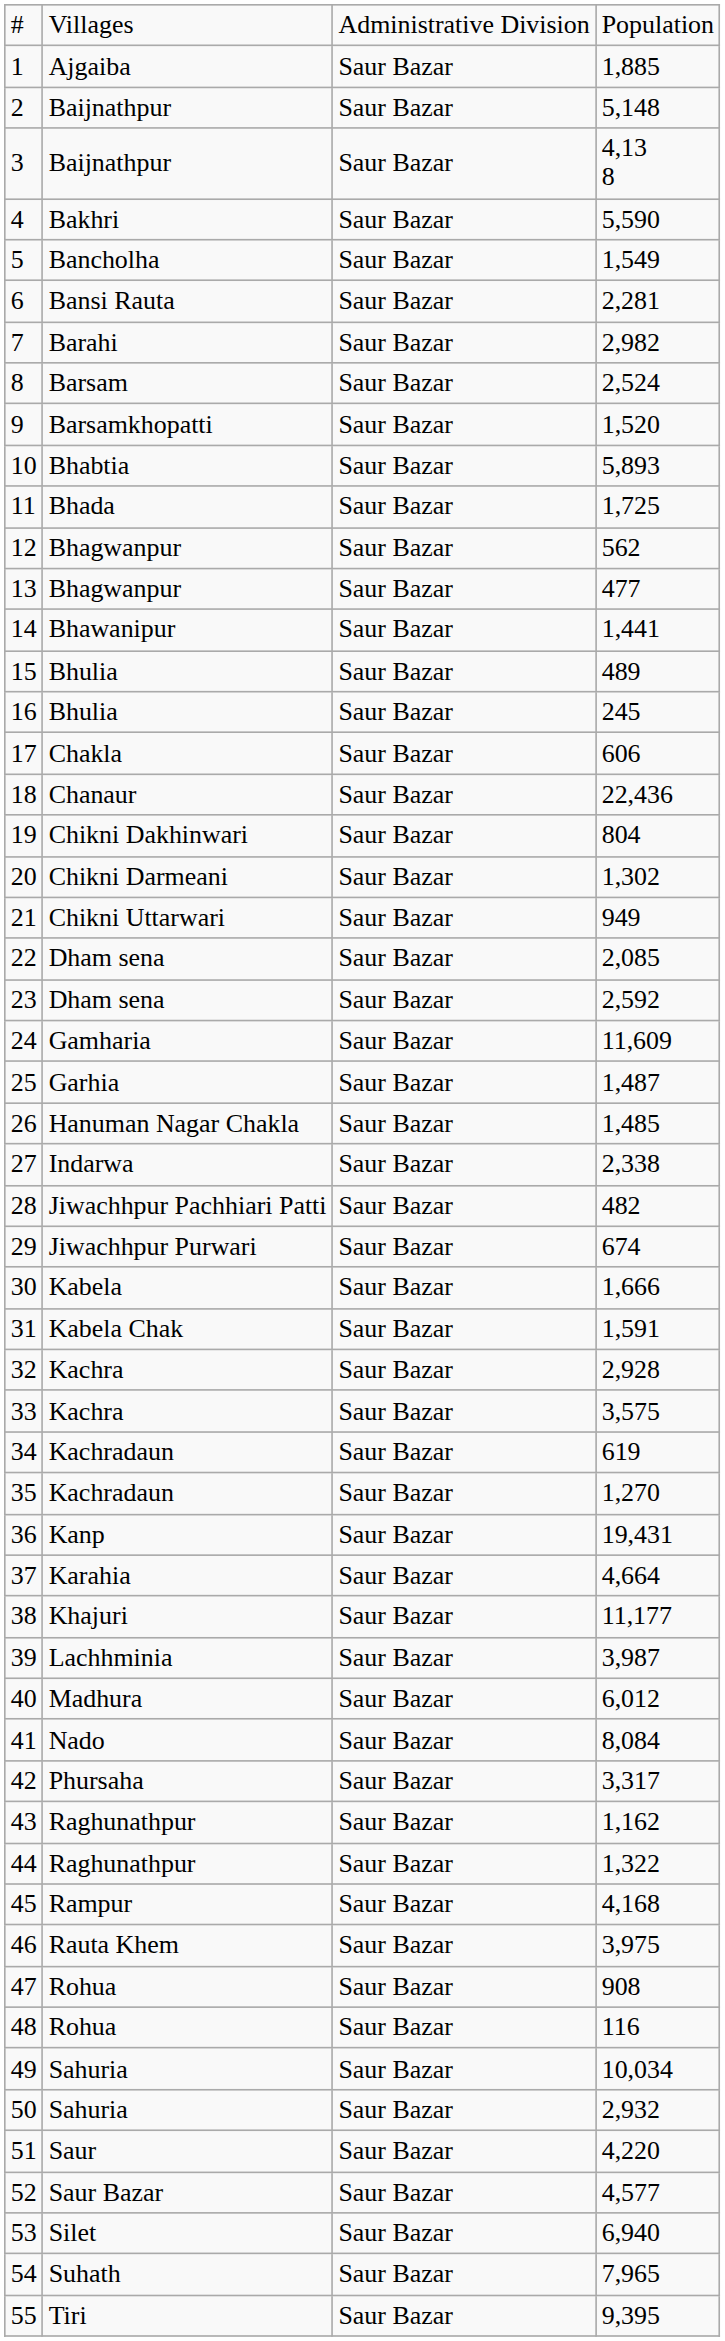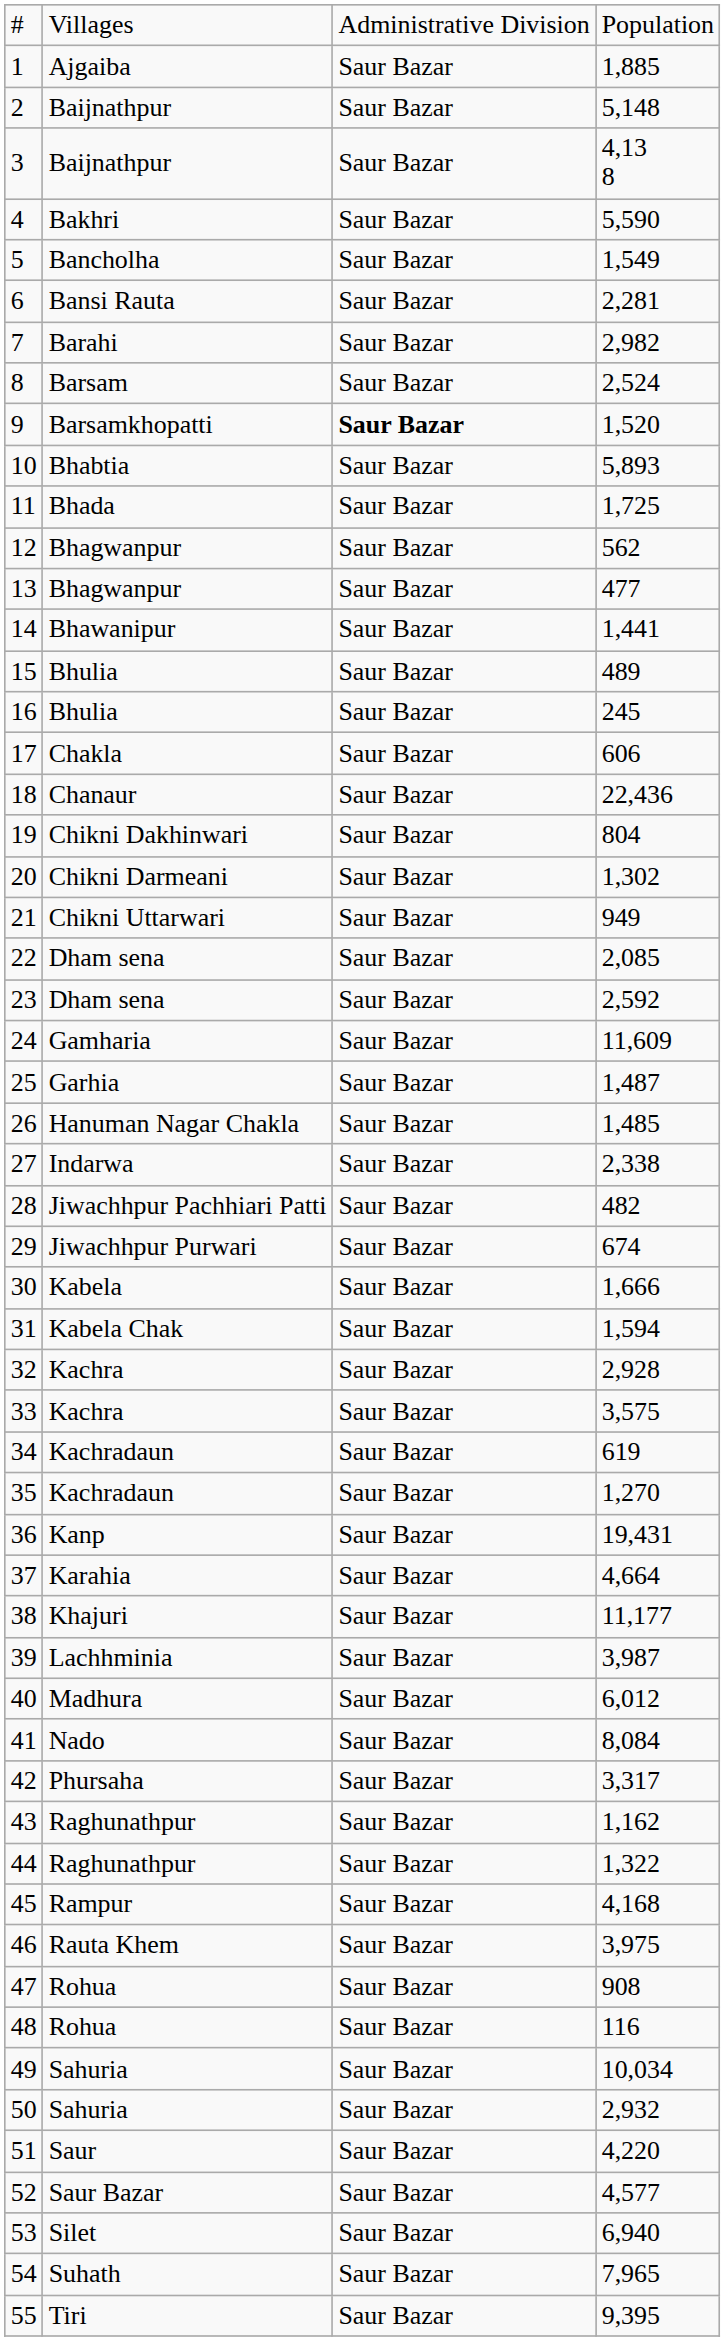(396, 424) normal -> (401, 424) bold
(631, 1328) 1,591 -> (631, 1328) 1,594
